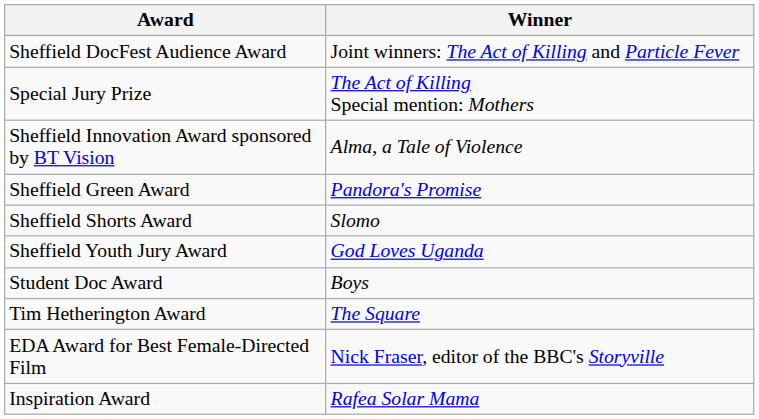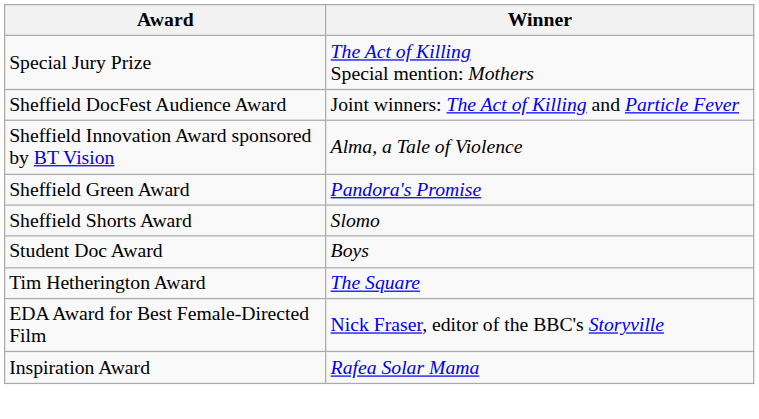rows swapped: (148, 51) <-> (80, 93)
- row: (118, 251)
